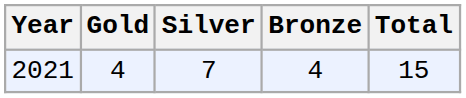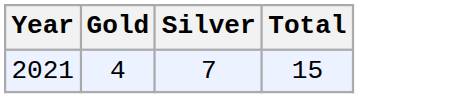- column: (315, 27)
